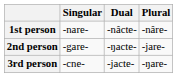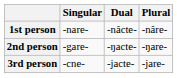(153, 47) -jare- -> (154, 47) -ŋare-
(154, 64) -ŋare- -> (153, 64) -jare-
